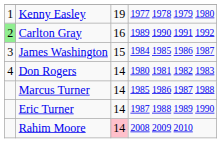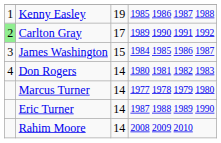(172, 14) 1977 1978 1979 1980 -> (172, 14) 1985 1986 1987 1988
(119, 33) 16 -> (119, 33) 17
(172, 90) 1985 1986 1987 1988 -> (172, 90) 1977 1978 1979 1980
(119, 128) pink background -> (119, 128) no background
